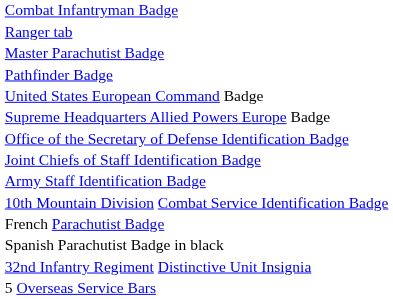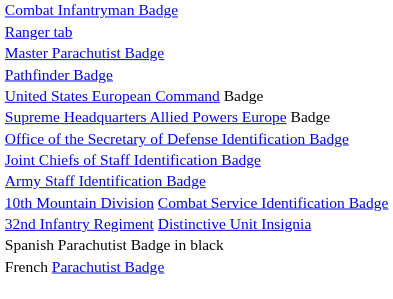rows swapped: (85, 224) <-> (158, 266)
- row: (80, 288)
